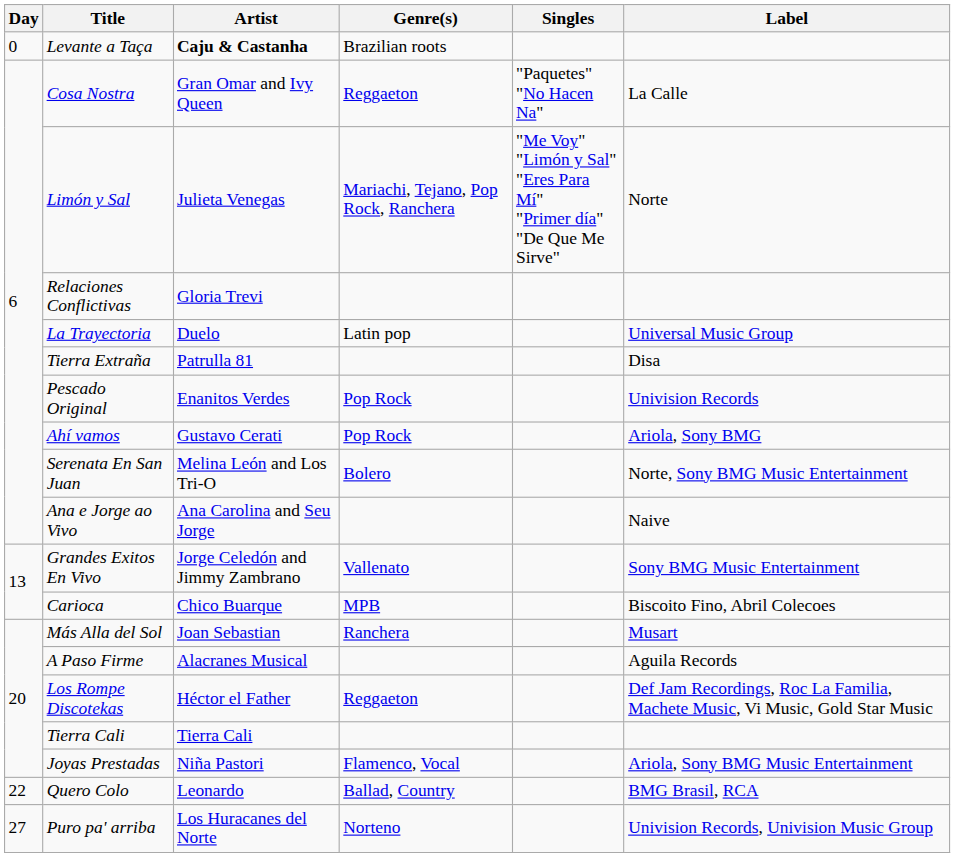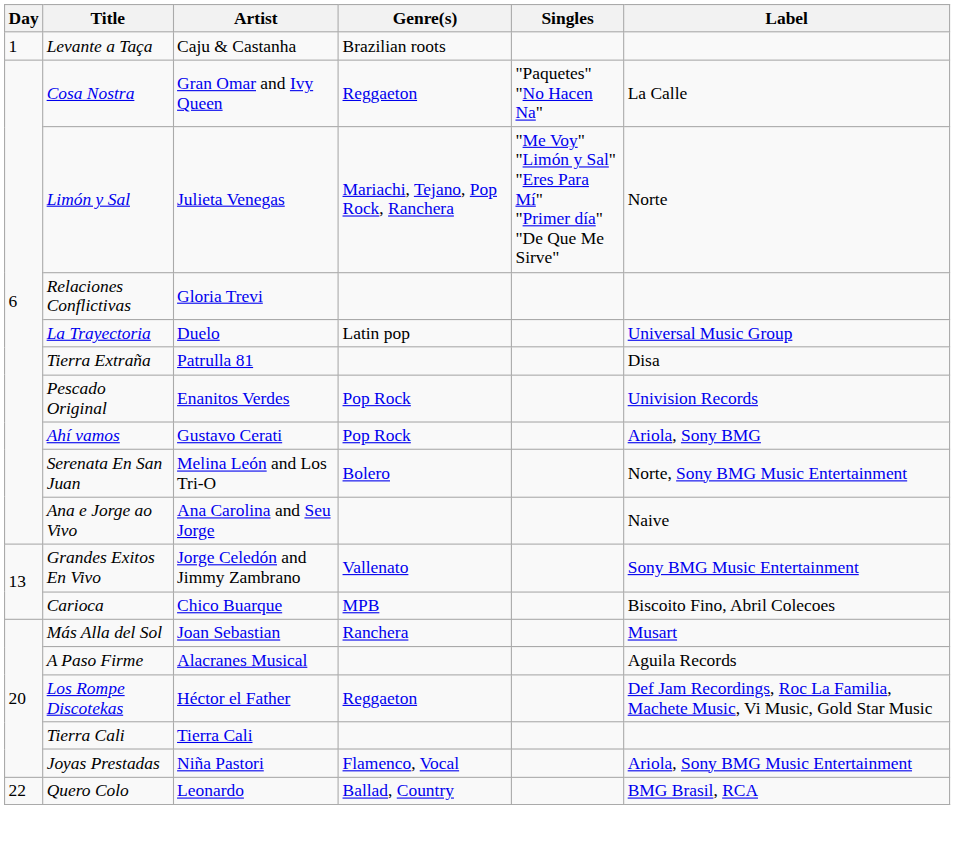(13, 45) 0 -> (13, 45) 1
(242, 45) bold -> (237, 45) normal
- row: (101, 828)
